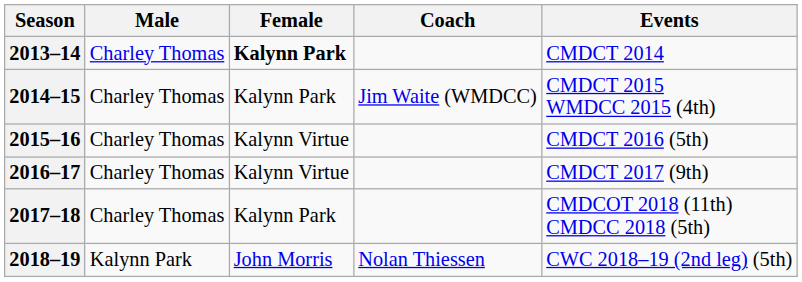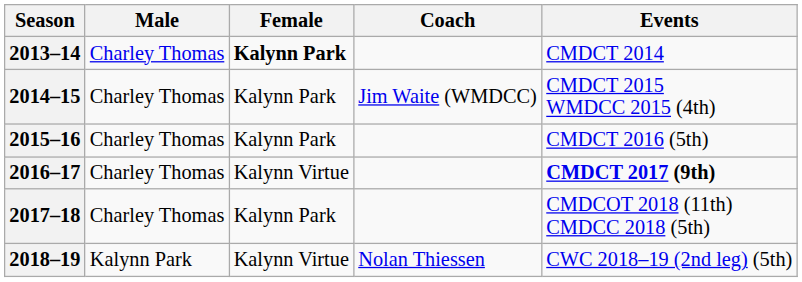(291, 140) Kalynn Virtue -> (285, 140) Kalynn Park
(627, 172) normal -> (631, 172) bold
(283, 259) John Morris -> (291, 259) Kalynn Virtue
